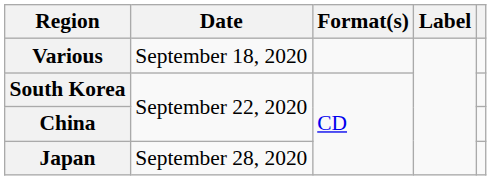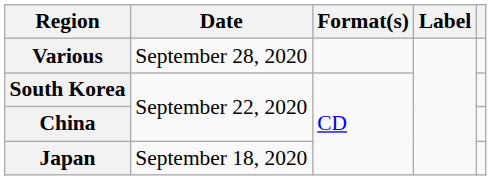(221, 55) September 18, 2020 -> (221, 55) September 28, 2020
(221, 157) September 28, 2020 -> (221, 157) September 18, 2020
